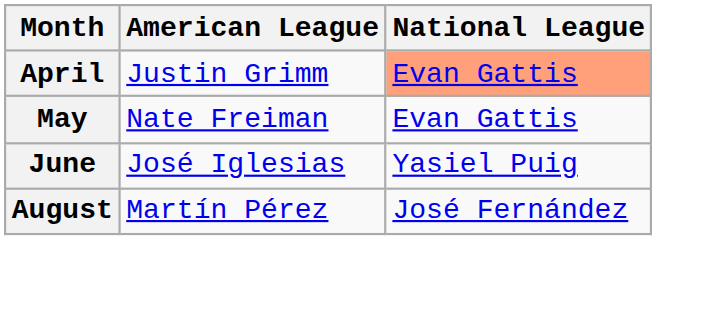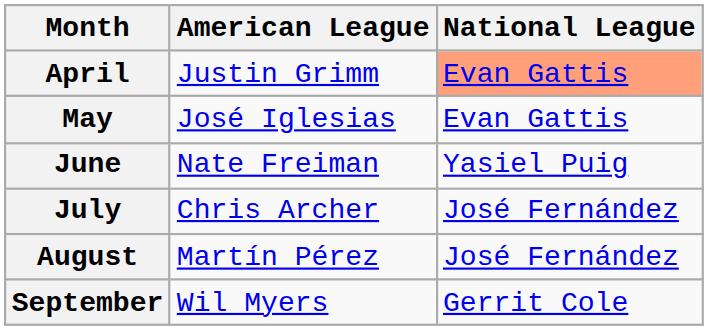(227, 119) Nate Freiman -> (286, 119) José Iglesias
(236, 165) José Iglesias -> (278, 165) Nate Freiman
+ row: (88, 211)
+ row: (88, 303)
